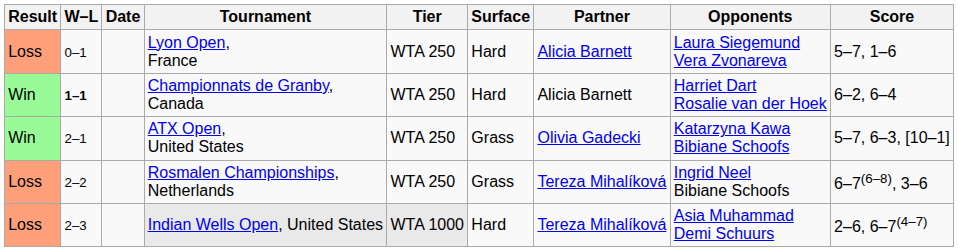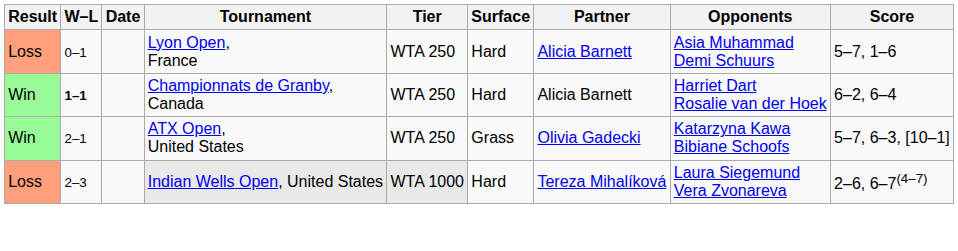(737, 51) Laura Siegemund Vera Zvonareva -> (734, 51) Asia Muhammad Demi Schuurs
- row: (243, 181)
(734, 225) Asia Muhammad Demi Schuurs -> (737, 181) Laura Siegemund Vera Zvonareva
